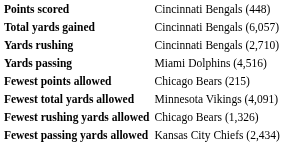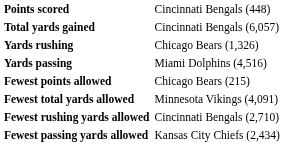(217, 45) Cincinnati Bengals (2,710) -> (207, 45) Chicago Bears (1,326)
(207, 117) Chicago Bears (1,326) -> (217, 117) Cincinnati Bengals (2,710)
